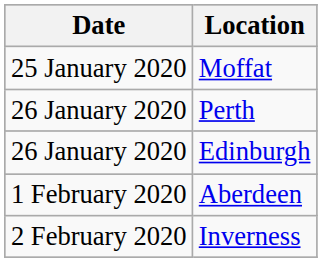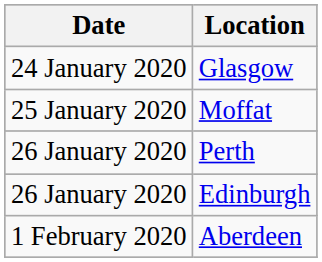+ row: (246, 67)
- row: (250, 236)
